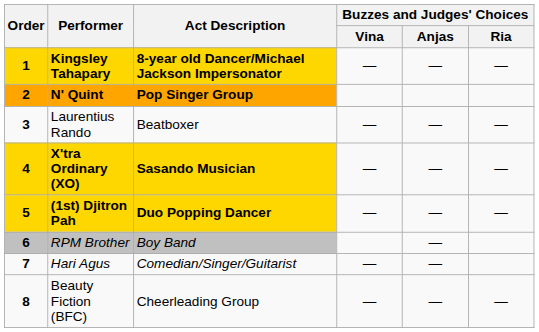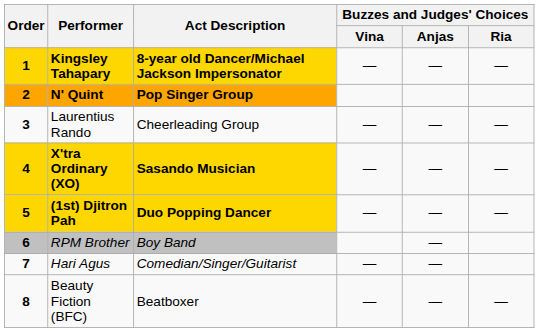(168, 124) Beatboxer -> (198, 124) Cheerleading Group
(198, 301) Cheerleading Group -> (168, 301) Beatboxer
